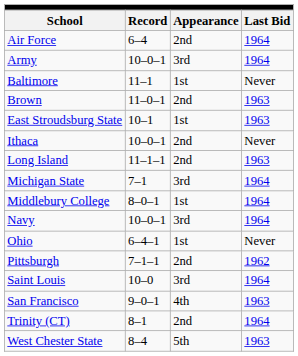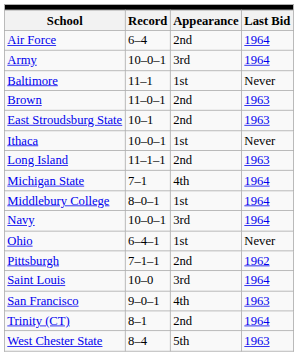(181, 120) 1st -> (183, 120) 2nd
(183, 140) 2nd -> (181, 140) 1st
(182, 180) 3rd -> (181, 180) 4th
